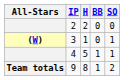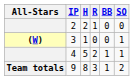+ column: (95, 11)
